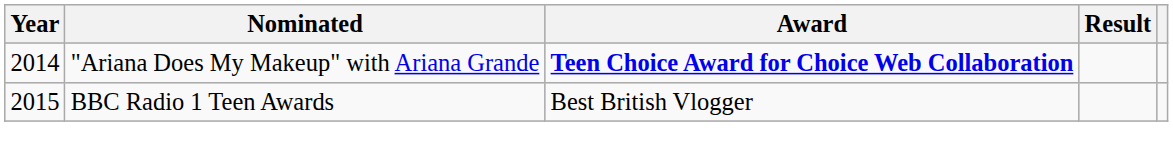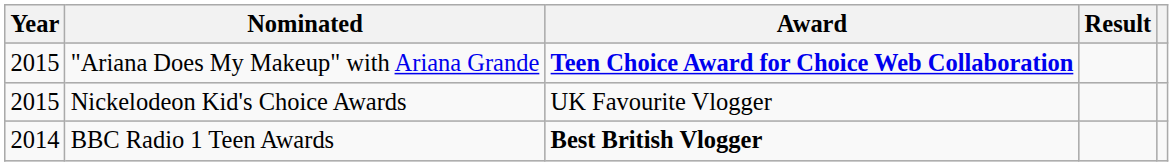(35, 62) 2014 -> (35, 62) 2015
+ row: (239, 101)
(35, 101) 2015 -> (35, 140) 2014
(652, 101) normal -> (656, 140) bold
